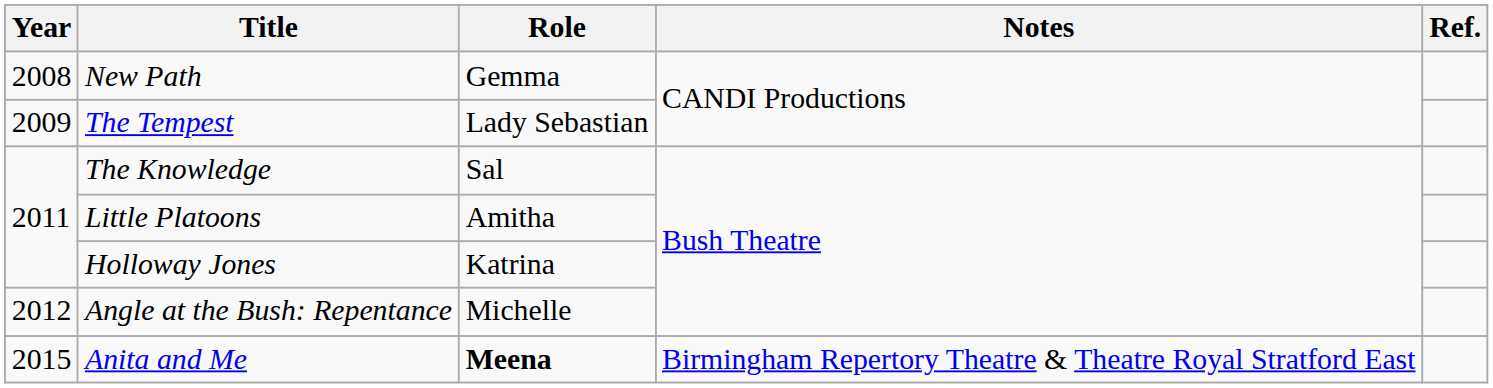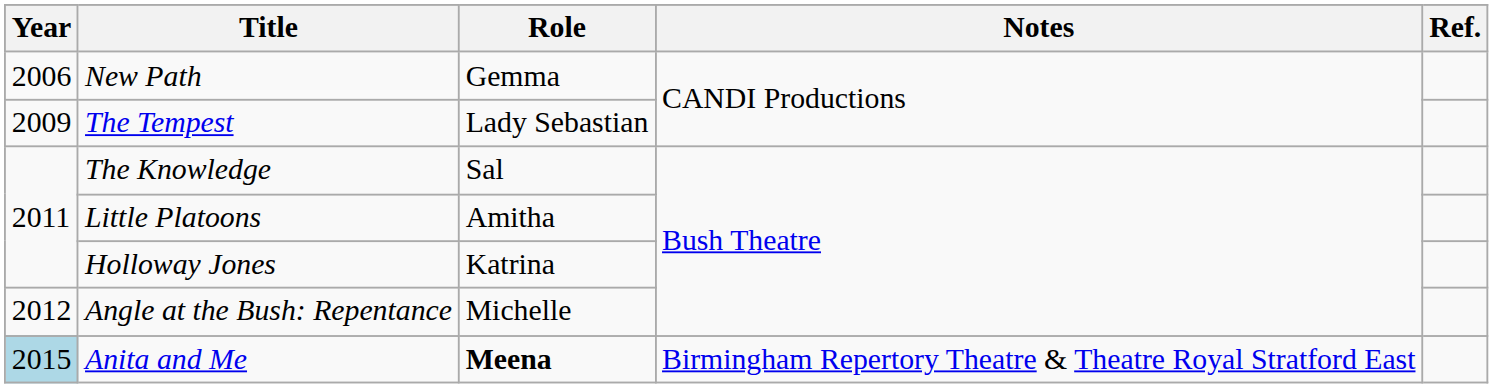(42, 75) 2008 -> (42, 75) 2006
(42, 358) no background -> (42, 358) lightblue background
